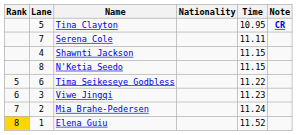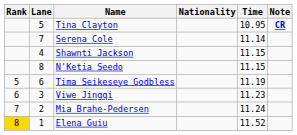(253, 39) 11.11 -> (253, 39) 11.14
(253, 81) 11.22 -> (253, 81) 11.19
